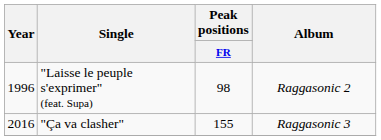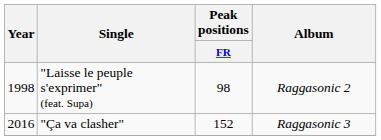(21, 88) 1996 -> (21, 88) 1998
(223, 124) 155 -> (223, 124) 152
